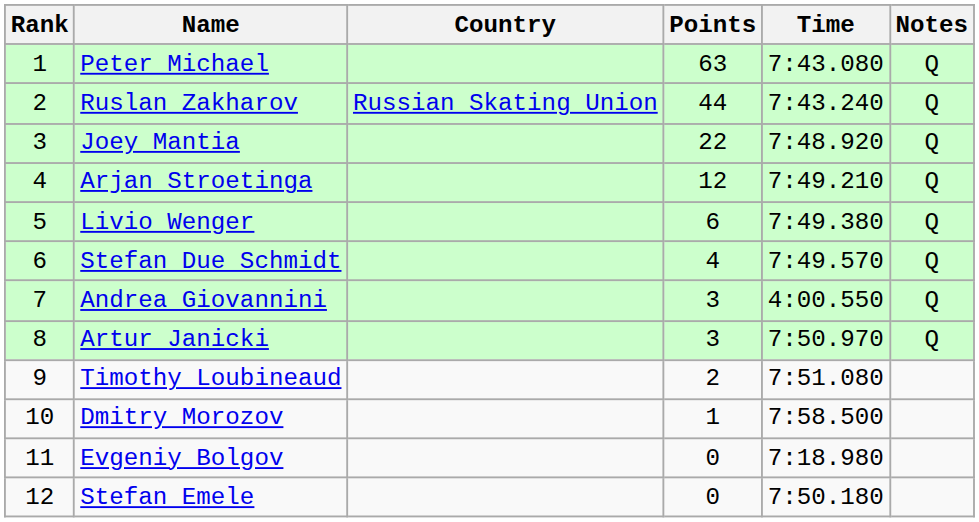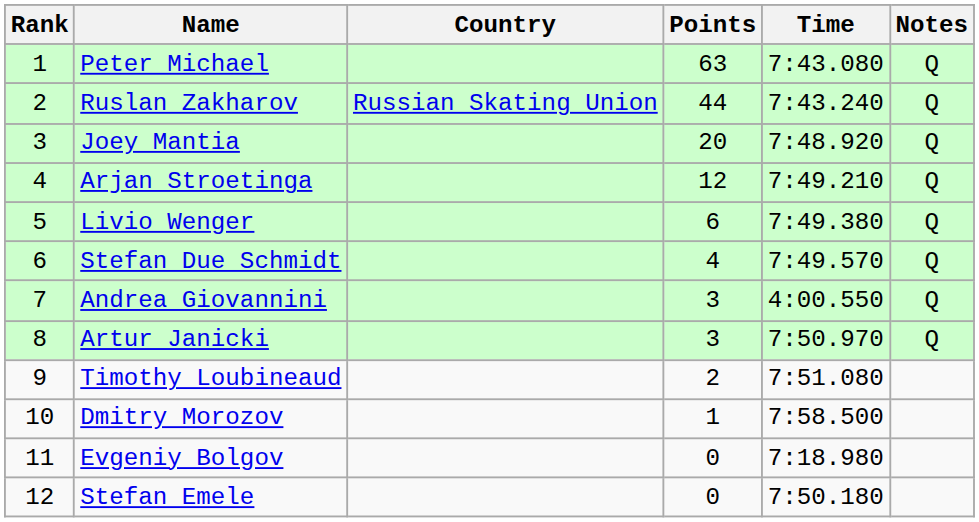(713, 143) 22 -> (713, 143) 20
